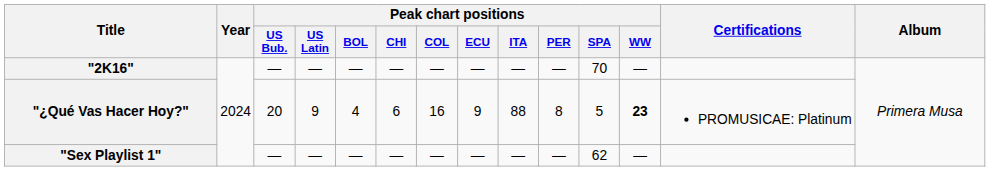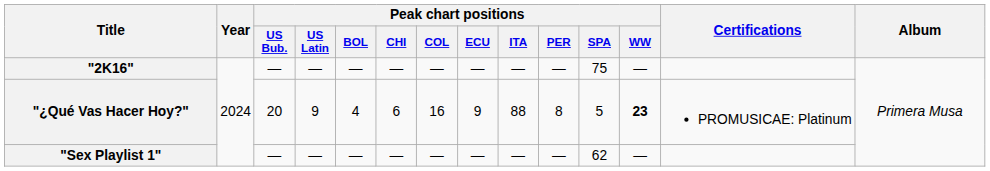(599, 68) 70 -> (599, 68) 75
